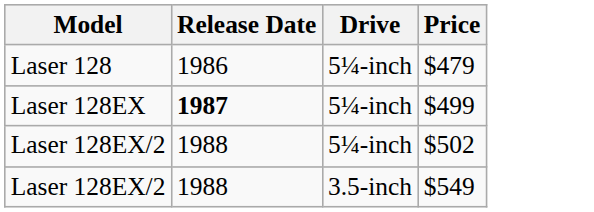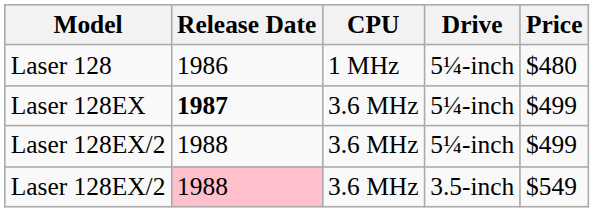+ column: (373, 24)
(449, 65) $479 -> (551, 65) $480
(449, 145) $502 -> (551, 145) $499
(203, 186) no background -> (203, 186) pink background
